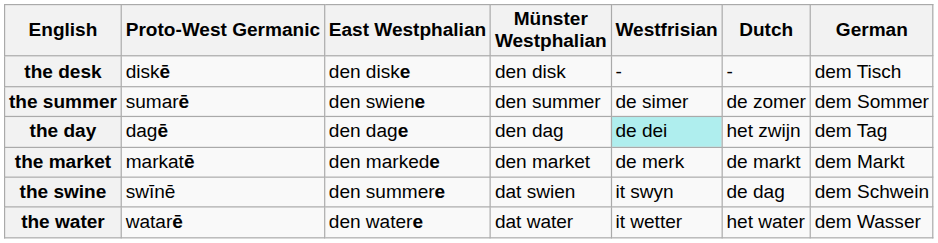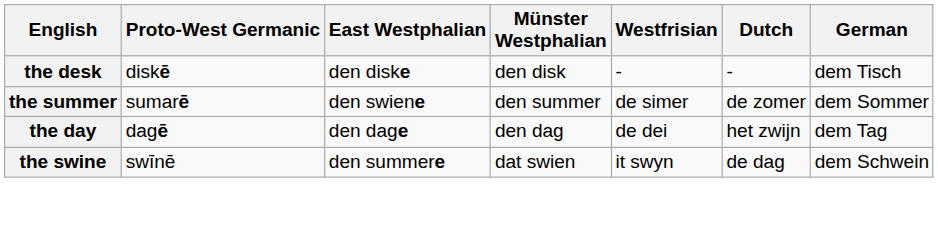(641, 131) paleturquoise background -> (641, 131) no background
- row: (63, 161)
- row: (63, 222)
